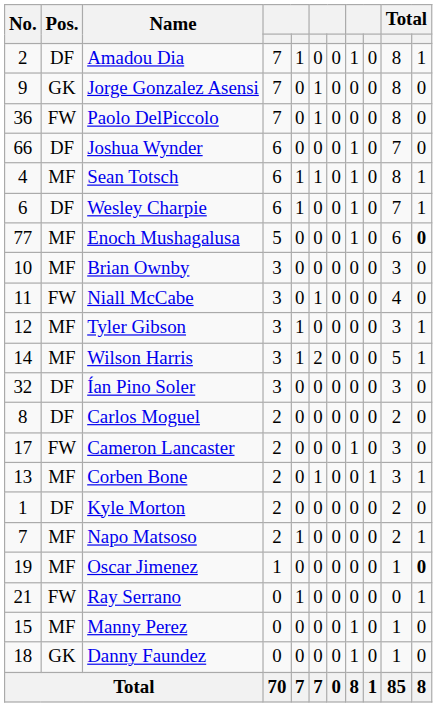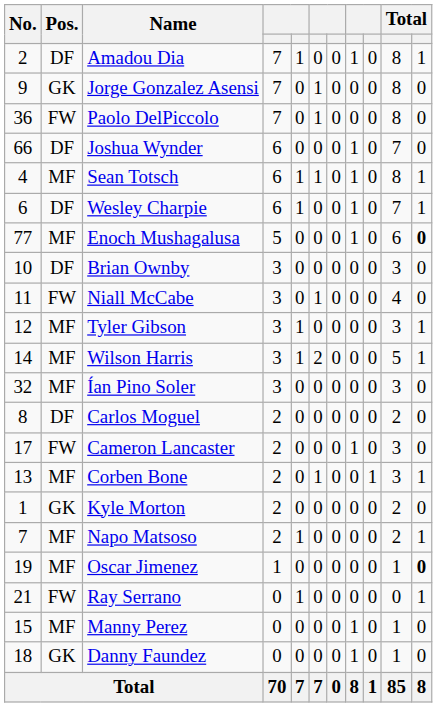(62, 267) MF -> (62, 267) DF
(62, 387) DF -> (62, 387) MF
(62, 507) DF -> (62, 507) GK
